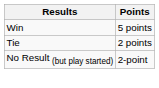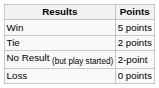+ row: (17, 76)
